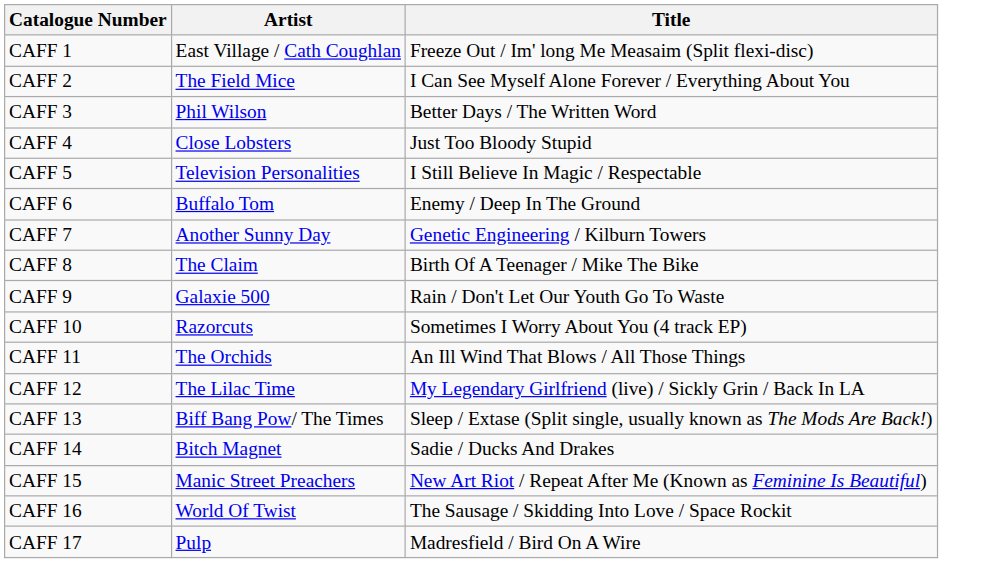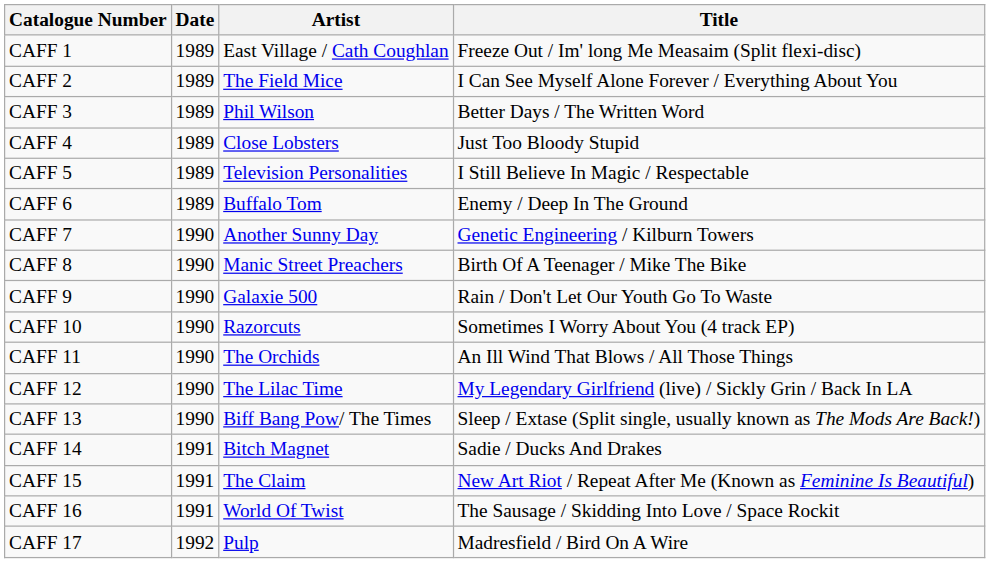+ column: (195, 19)
(217, 265) The Claim -> (313, 265) Manic Street Preachers
(265, 480) Manic Street Preachers -> (264, 480) The Claim
